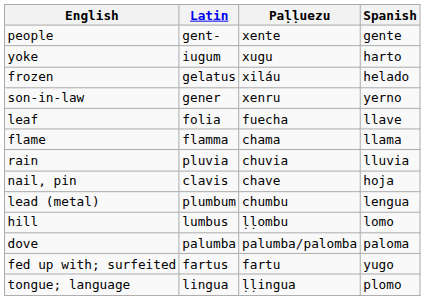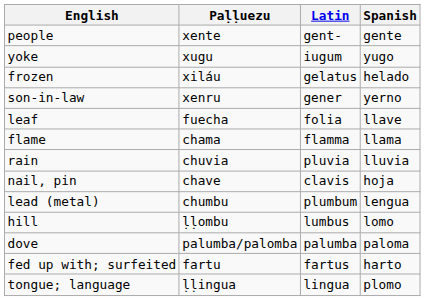columns swapped: (209, 15) <-> (300, 15)
(382, 56) harto -> (379, 56) yugo
(379, 264) yugo -> (382, 264) harto
